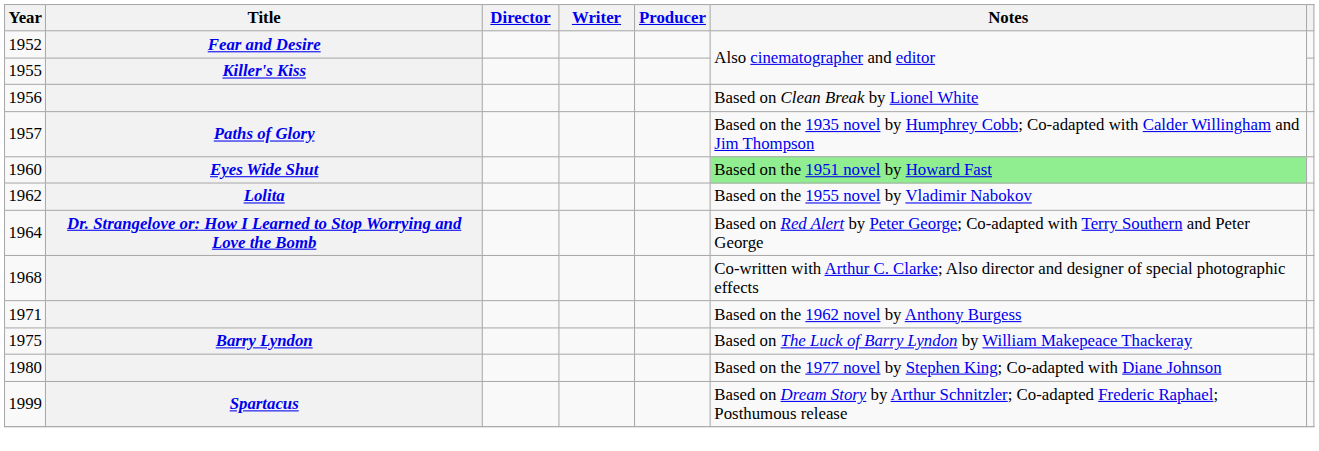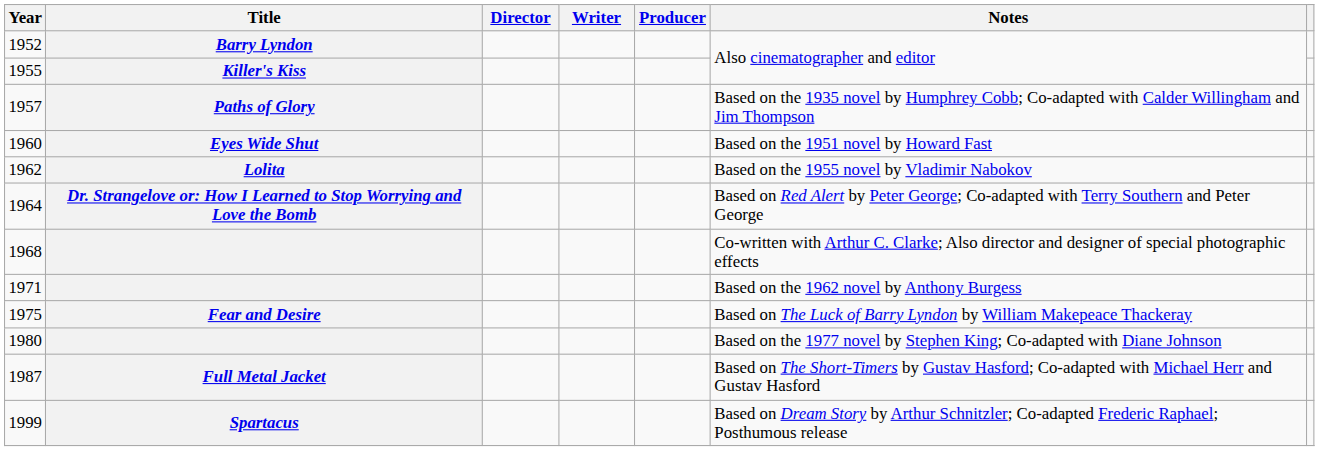(264, 44) Fear and Desire -> (264, 44) Barry Lyndon
- row: (25, 97)
(853, 169) lightgreen background -> (853, 143) no background
(264, 340) Barry Lyndon -> (264, 314) Fear and Desire
+ row: (25, 377)
